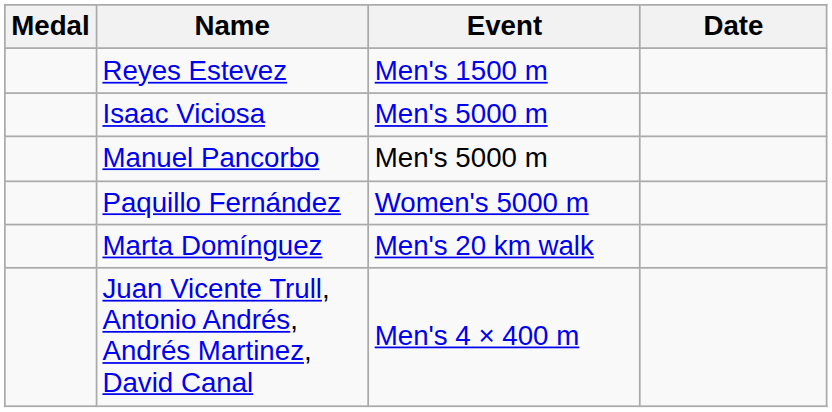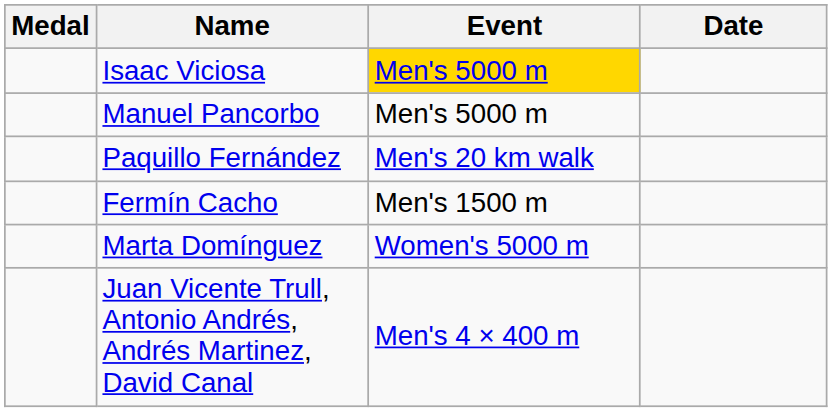- row: (195, 70)
(461, 114) no background -> (461, 70) gold background
(482, 202) Women's 5000 m -> (484, 158) Men's 20 km walk
+ row: (190, 202)
(484, 245) Men's 20 km walk -> (482, 245) Women's 5000 m
